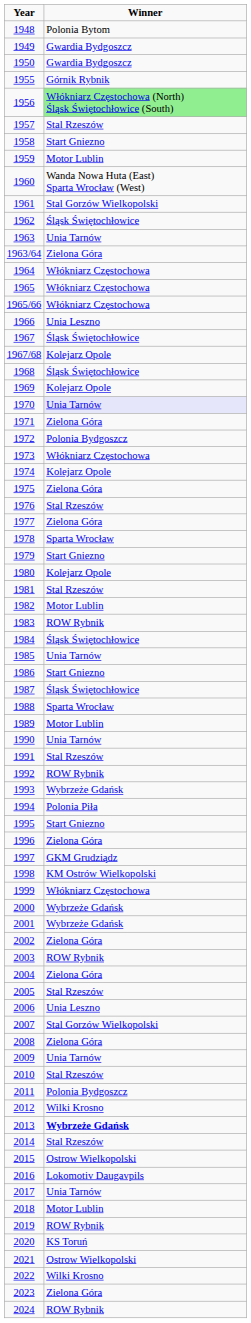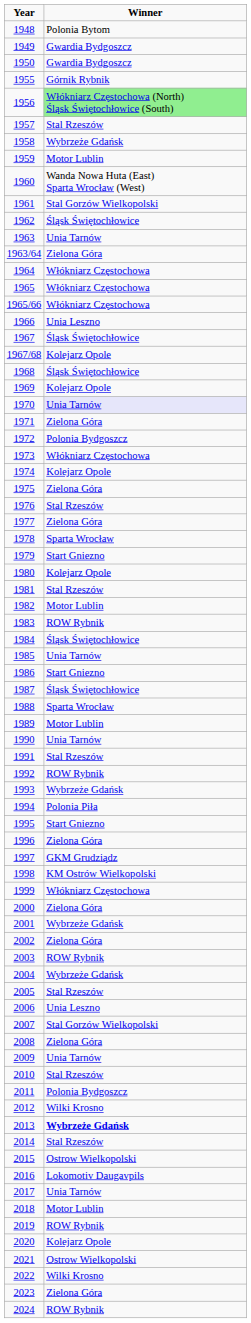(75, 141) Start Gniezno -> (85, 141) Wybrzeże Gdańsk
(85, 907) Wybrzeże Gdańsk -> (74, 907) Zielona Góra
(74, 974) Zielona Góra -> (85, 974) Wybrzeże Gdańsk
(67, 1242) KS Toruń -> (79, 1242) Kolejarz Opole
